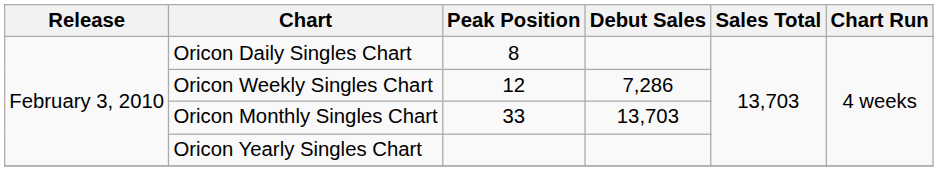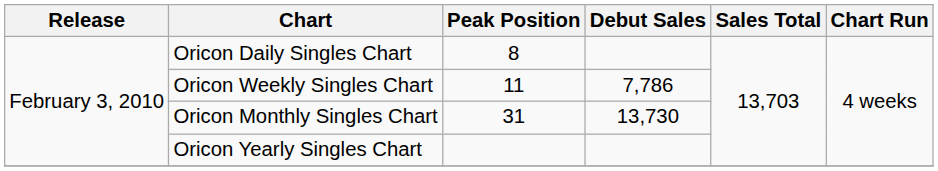(514, 85) 12 -> (514, 85) 11
(648, 85) 7,286 -> (648, 85) 7,786
(514, 117) 33 -> (514, 117) 31
(648, 117) 13,703 -> (648, 117) 13,730
